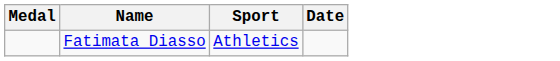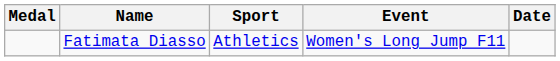+ column: (406, 18)
